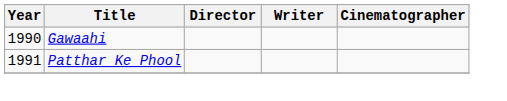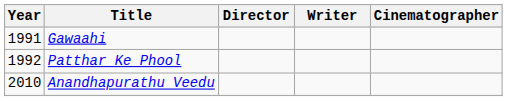(25, 39) 1990 -> (25, 39) 1991
(25, 61) 1991 -> (25, 61) 1992
+ row: (131, 84)
